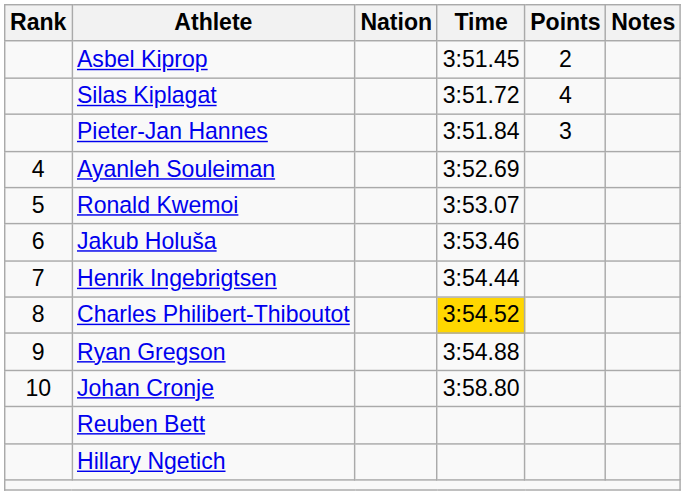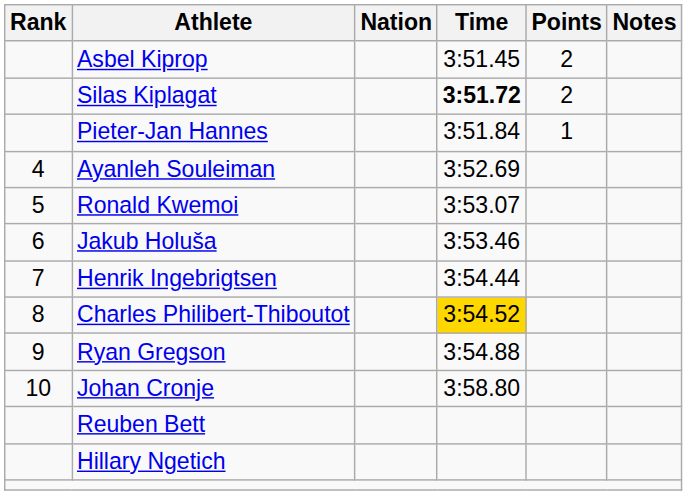(481, 95) normal -> (482, 95) bold
(565, 95) 4 -> (567, 95) 2
(565, 132) 3 -> (567, 132) 1
